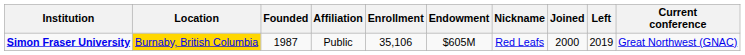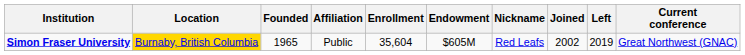(286, 42) 1987 -> (286, 42) 1965
(396, 42) 35,106 -> (396, 42) 35,604
(567, 42) 2000 -> (567, 42) 2002
